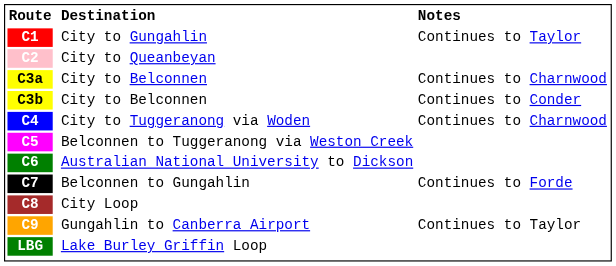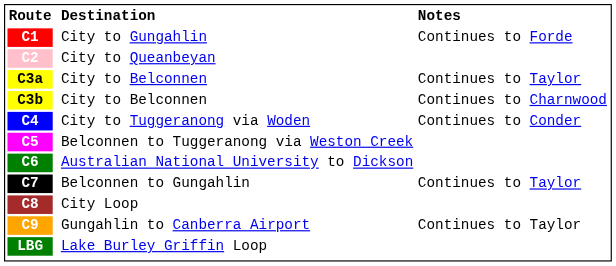(500, 38) Continues to Taylor -> (495, 38) Continues to Forde
(512, 79) Continues to Charnwood -> (500, 79) Continues to Taylor
(500, 100) Continues to Conder -> (512, 100) Continues to Charnwood
(512, 121) Continues to Charnwood -> (500, 121) Continues to Conder
(495, 184) Continues to Forde -> (500, 184) Continues to Taylor
